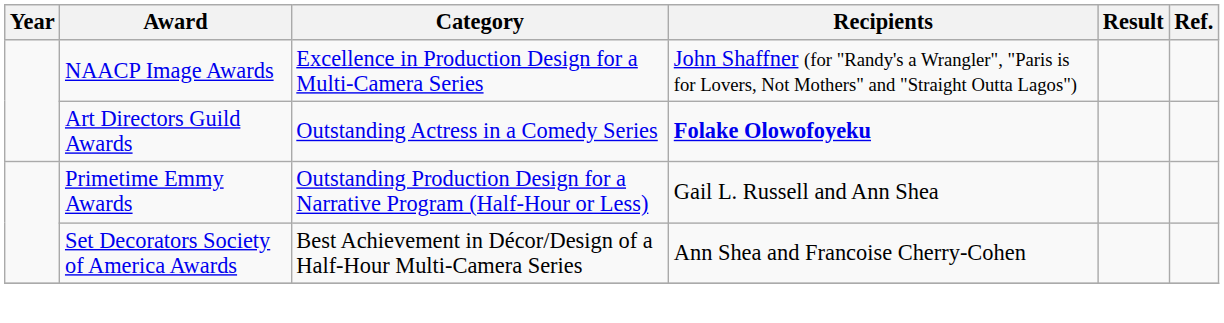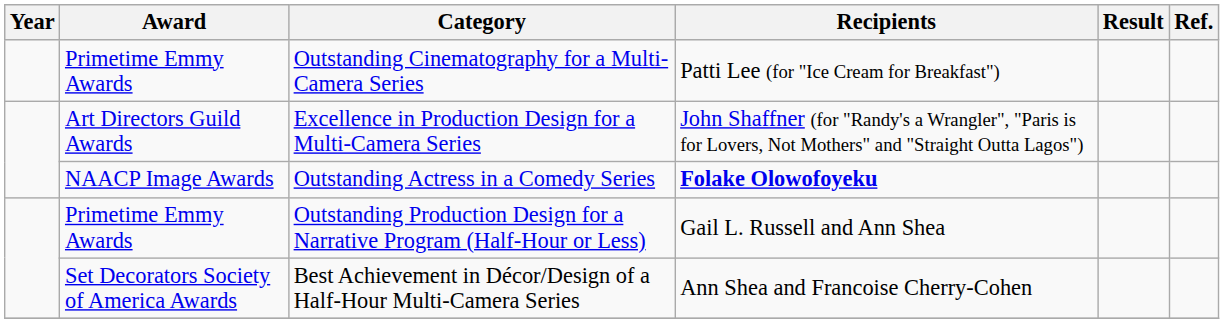+ row: (481, 70)
(169, 70) NAACP Image Awards -> (153, 131) Art Directors Guild Awards
(153, 131) Art Directors Guild Awards -> (169, 179) NAACP Image Awards
